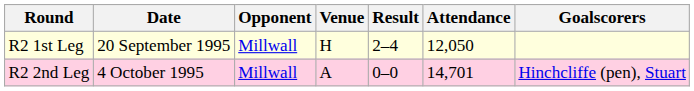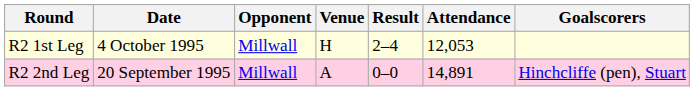(164, 45) 20 September 1995 -> (150, 45) 4 October 1995
(450, 45) 12,050 -> (450, 45) 12,053
(150, 72) 4 October 1995 -> (164, 72) 20 September 1995
(450, 72) 14,701 -> (450, 72) 14,891
